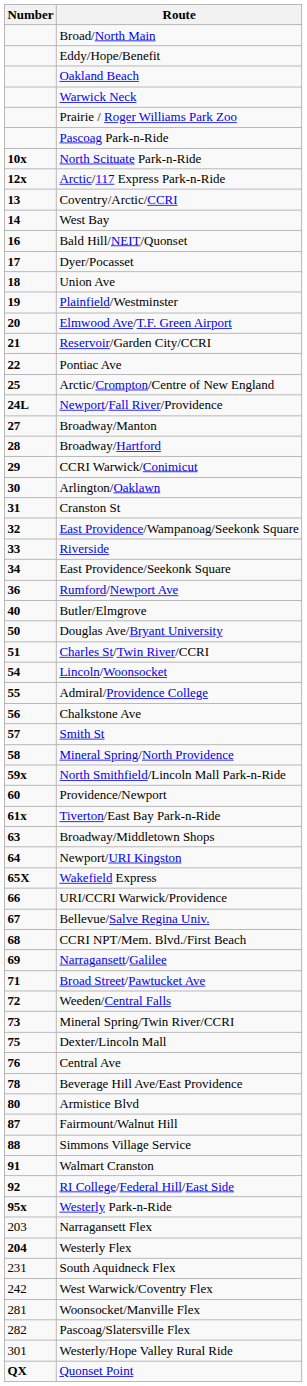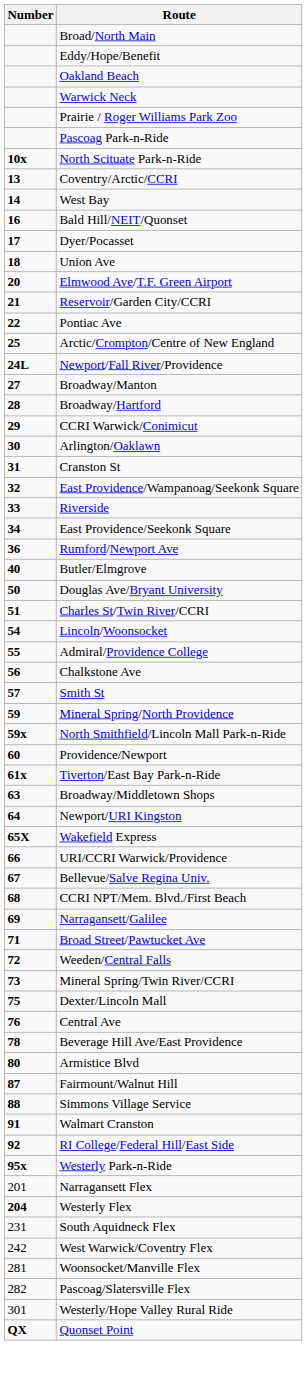- row: (142, 179)
- row: (119, 302)
(14, 754) 58 -> (14, 713) 59
(17, 1227) 203 -> (17, 1186) 201
